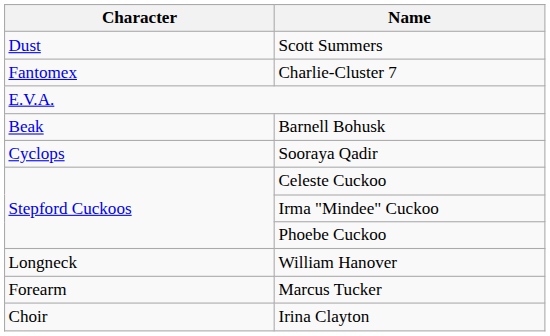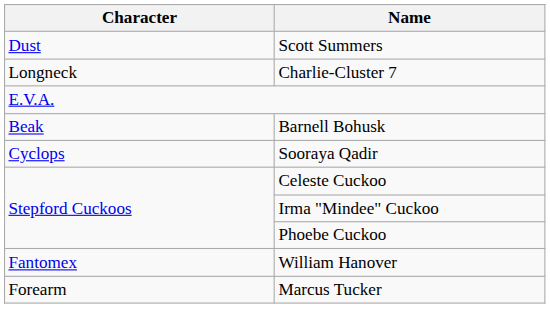(43, 72) Fantomex -> (43, 72) Longneck
(43, 262) Longneck -> (43, 262) Fantomex
- row: (324, 316)
